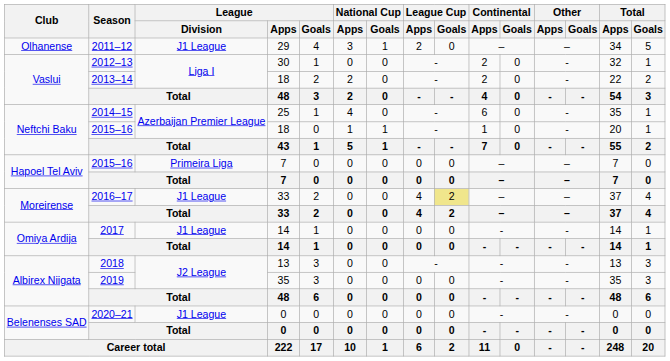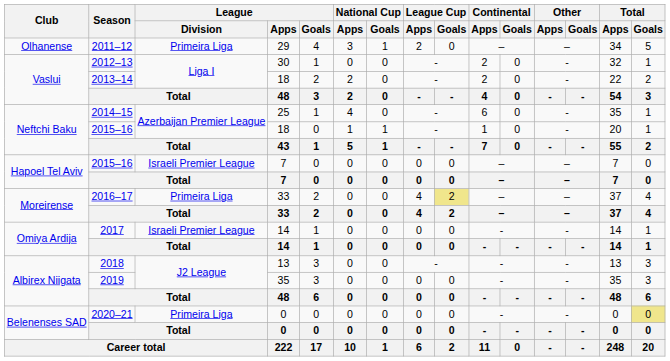(201, 46) J1 League -> (201, 46) Primeira Liga
(201, 163) Primeira Liga -> (201, 163) Israeli Premier League
(201, 197) J1 League -> (201, 197) Primeira Liga
(201, 230) J1 League -> (201, 230) Israeli Premier League
(201, 314) J1 League -> (201, 314) Primeira Liga
(648, 314) no background -> (648, 314) khaki background
